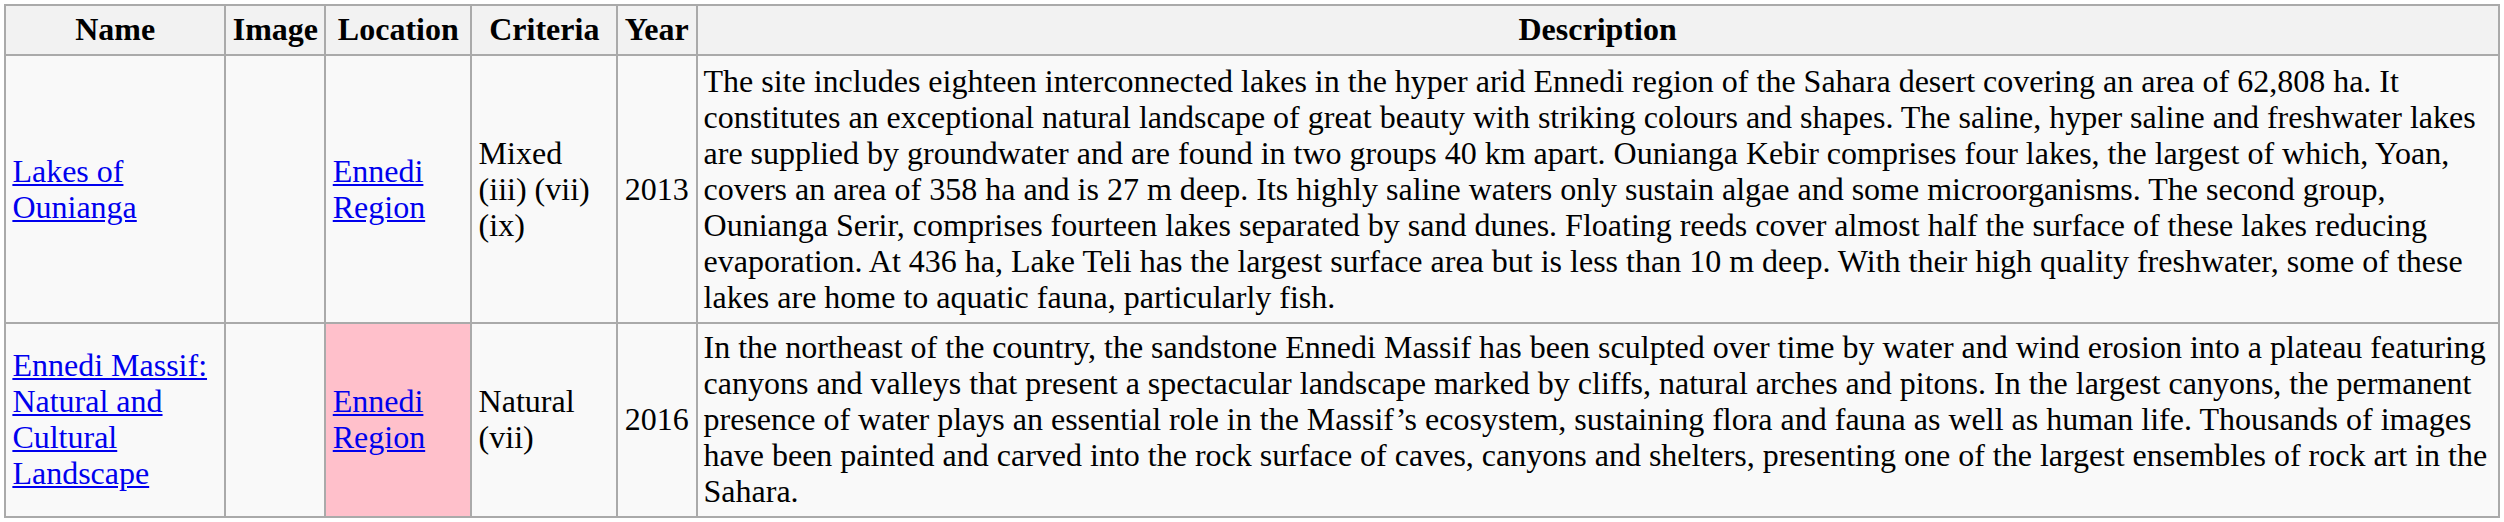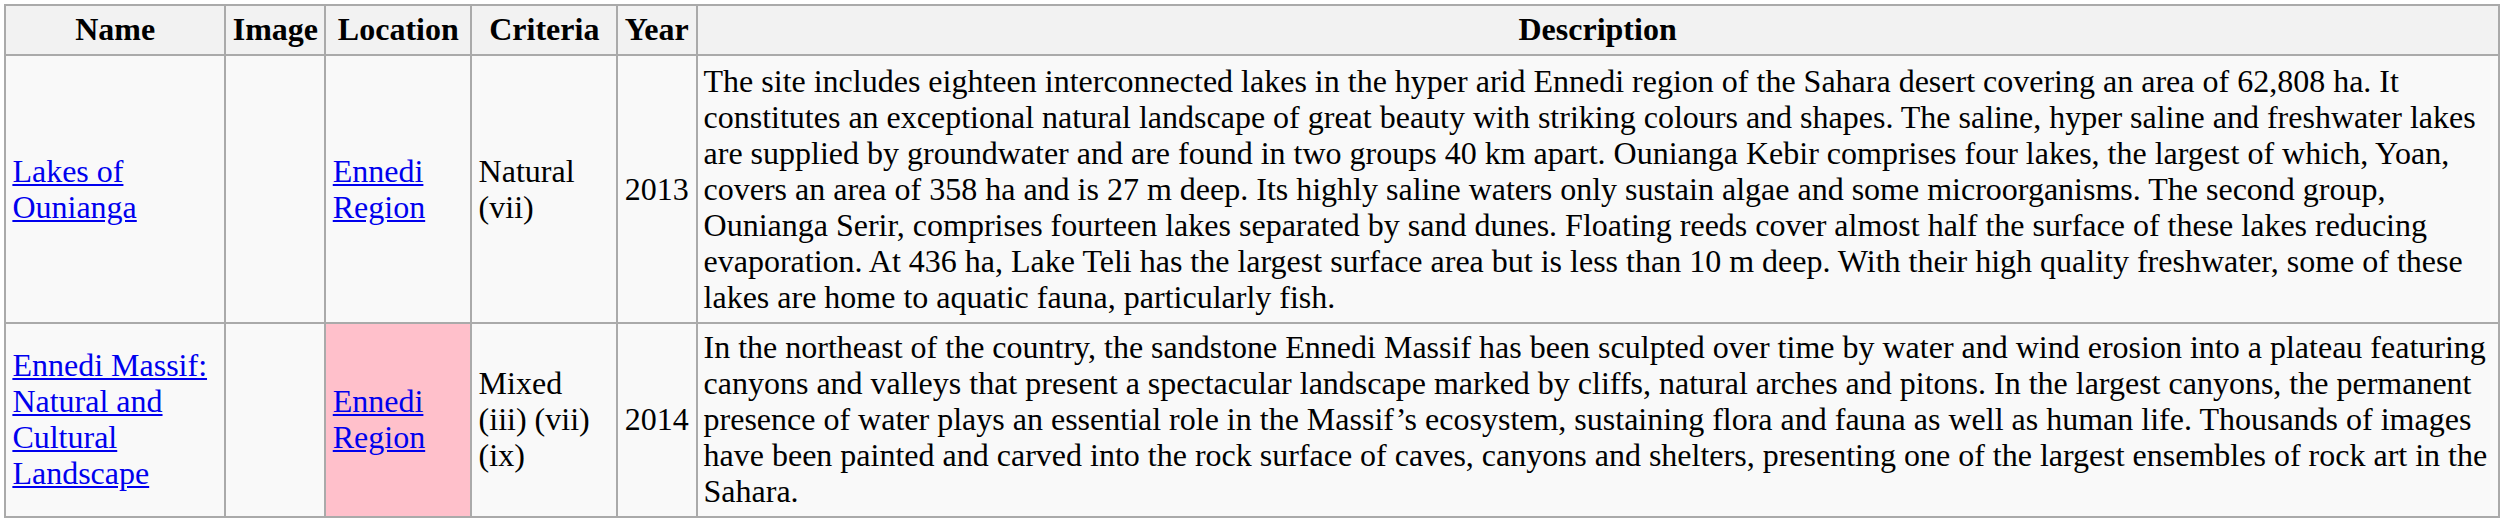(534, 188) Mixed (iii) (vii) (ix) -> (527, 188) Natural (vii)
(527, 419) Natural (vii) -> (534, 419) Mixed (iii) (vii) (ix)
(657, 419) 2016 -> (657, 419) 2014
